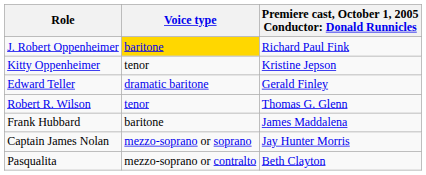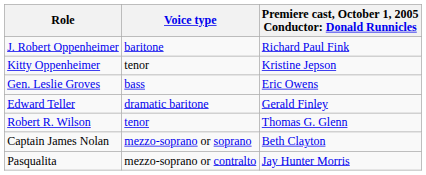(144, 46) gold background -> (144, 46) no background
+ row: (54, 84)
- row: (44, 122)
(306, 141) Jay Hunter Morris -> (294, 141) Beth Clayton
(294, 160) Beth Clayton -> (306, 160) Jay Hunter Morris
